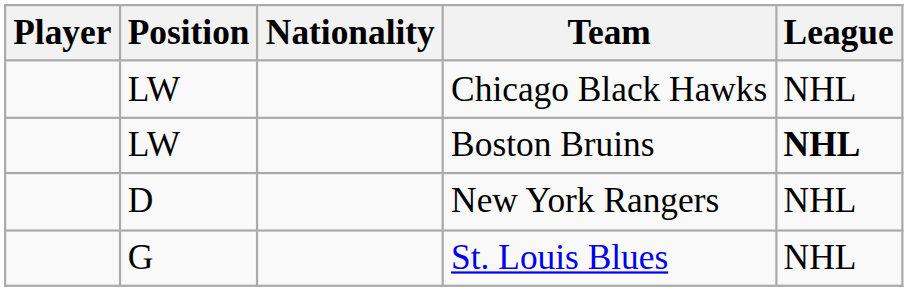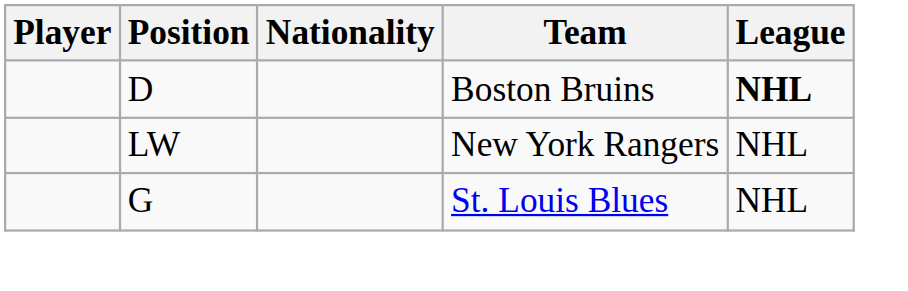- row: (609, 88)
(154, 144) LW -> (141, 88) D
(141, 200) D -> (154, 144) LW
